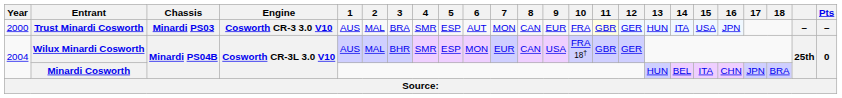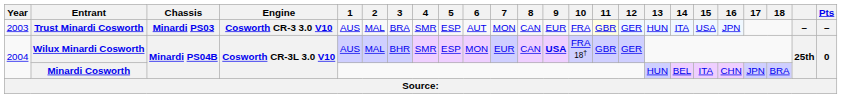(18, 27) 2000 -> (18, 27) 2003
(556, 49) normal -> (556, 49) bold
